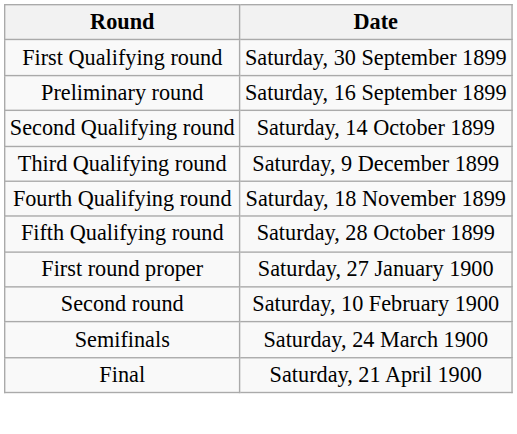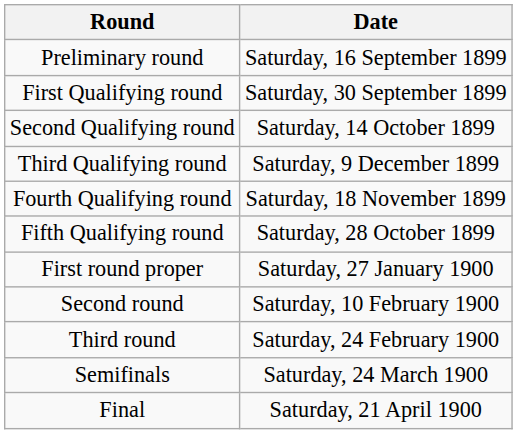rows swapped: (122, 92) <-> (122, 57)
+ row: (122, 339)
